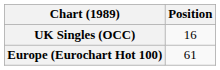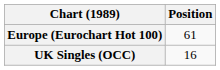rows swapped: (85, 55) <-> (85, 34)
